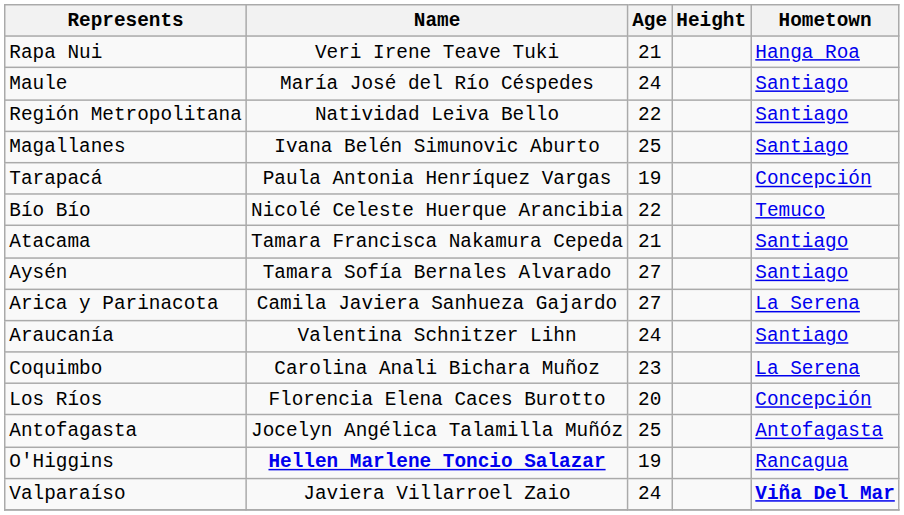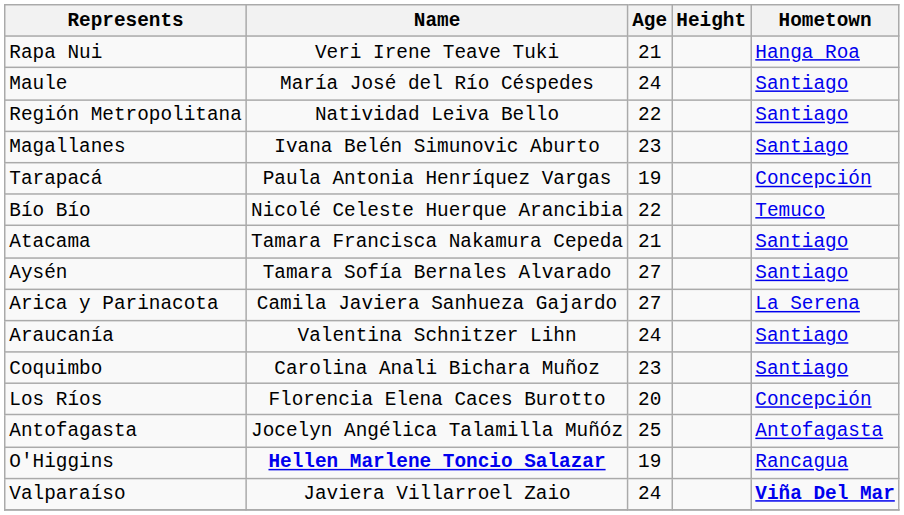(650, 147) 25 -> (650, 147) 23
(808, 368) La Serena -> (802, 368) Santiago
